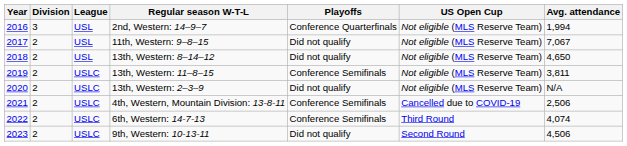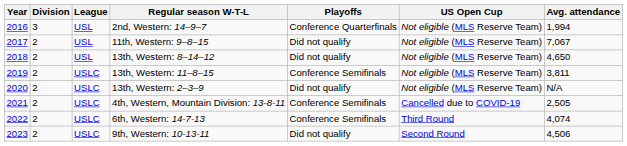(558, 103) 2,506 -> (558, 103) 2,505
